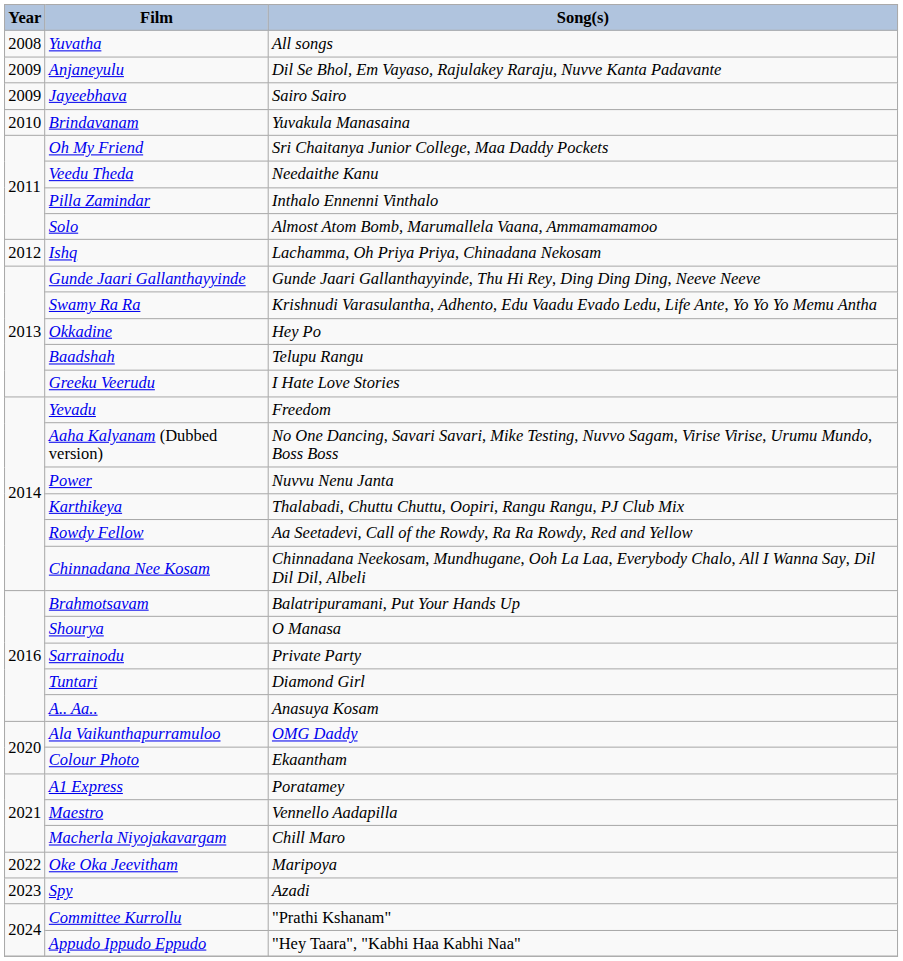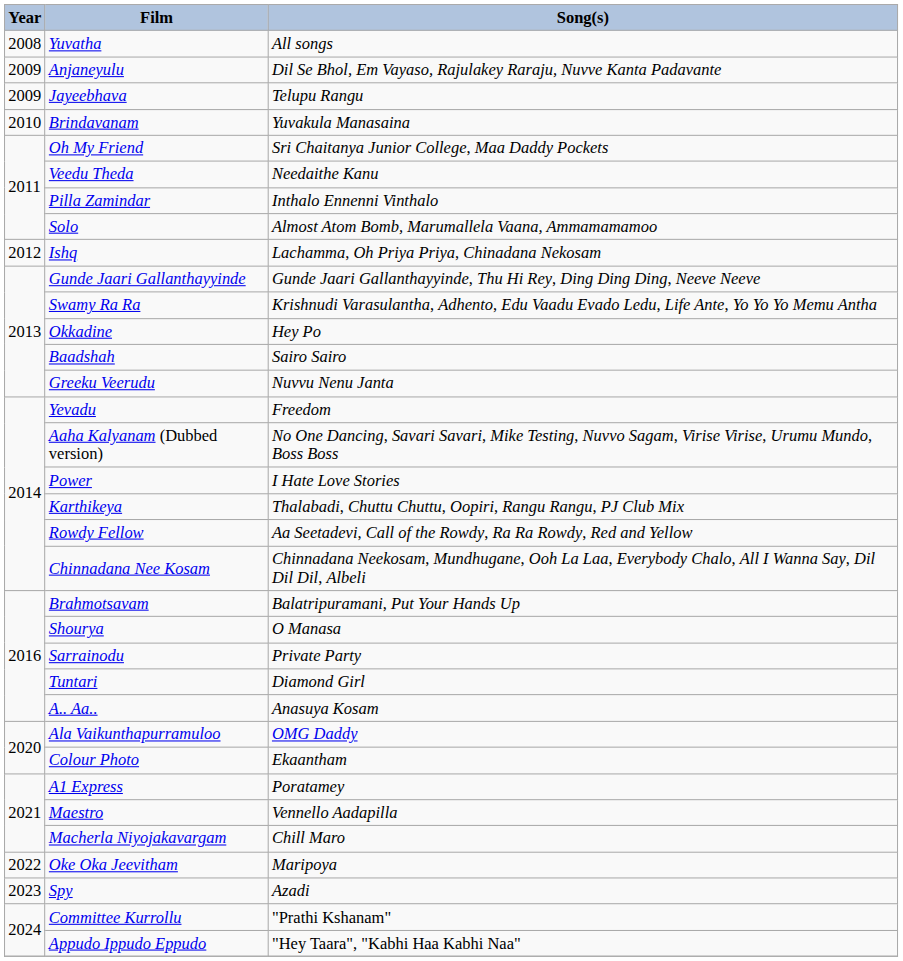(309, 95) Sairo Sairo -> (318, 95) Telupu Rangu
(318, 357) Telupu Rangu -> (309, 357) Sairo Sairo
(336, 383) I Hate Love Stories -> (333, 383) Nuvvu Nenu Janta
(333, 480) Nuvvu Nenu Janta -> (336, 480) I Hate Love Stories
